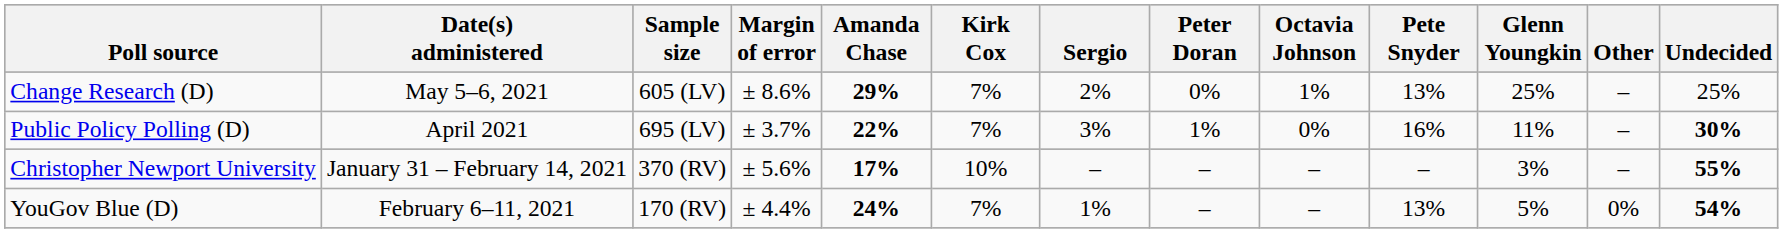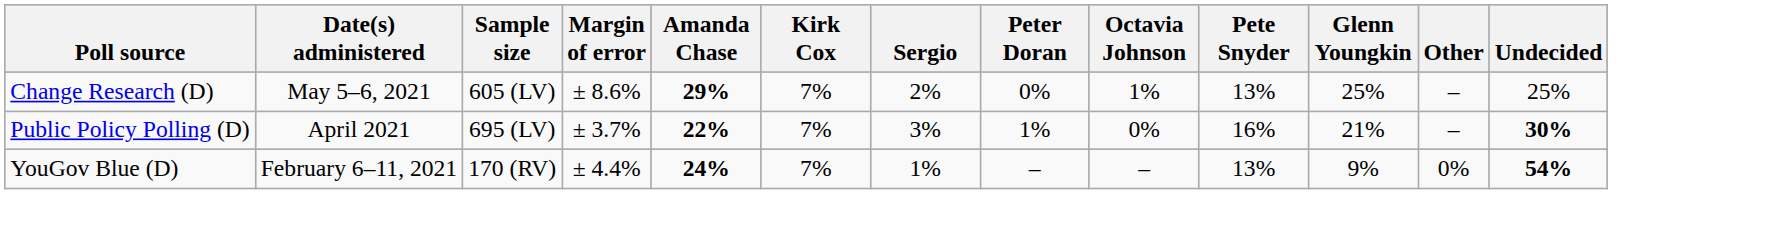(1533, 130) 11% -> (1363, 130) 21%
- row: (163, 169)
(1533, 208) 5% -> (1363, 169) 9%
